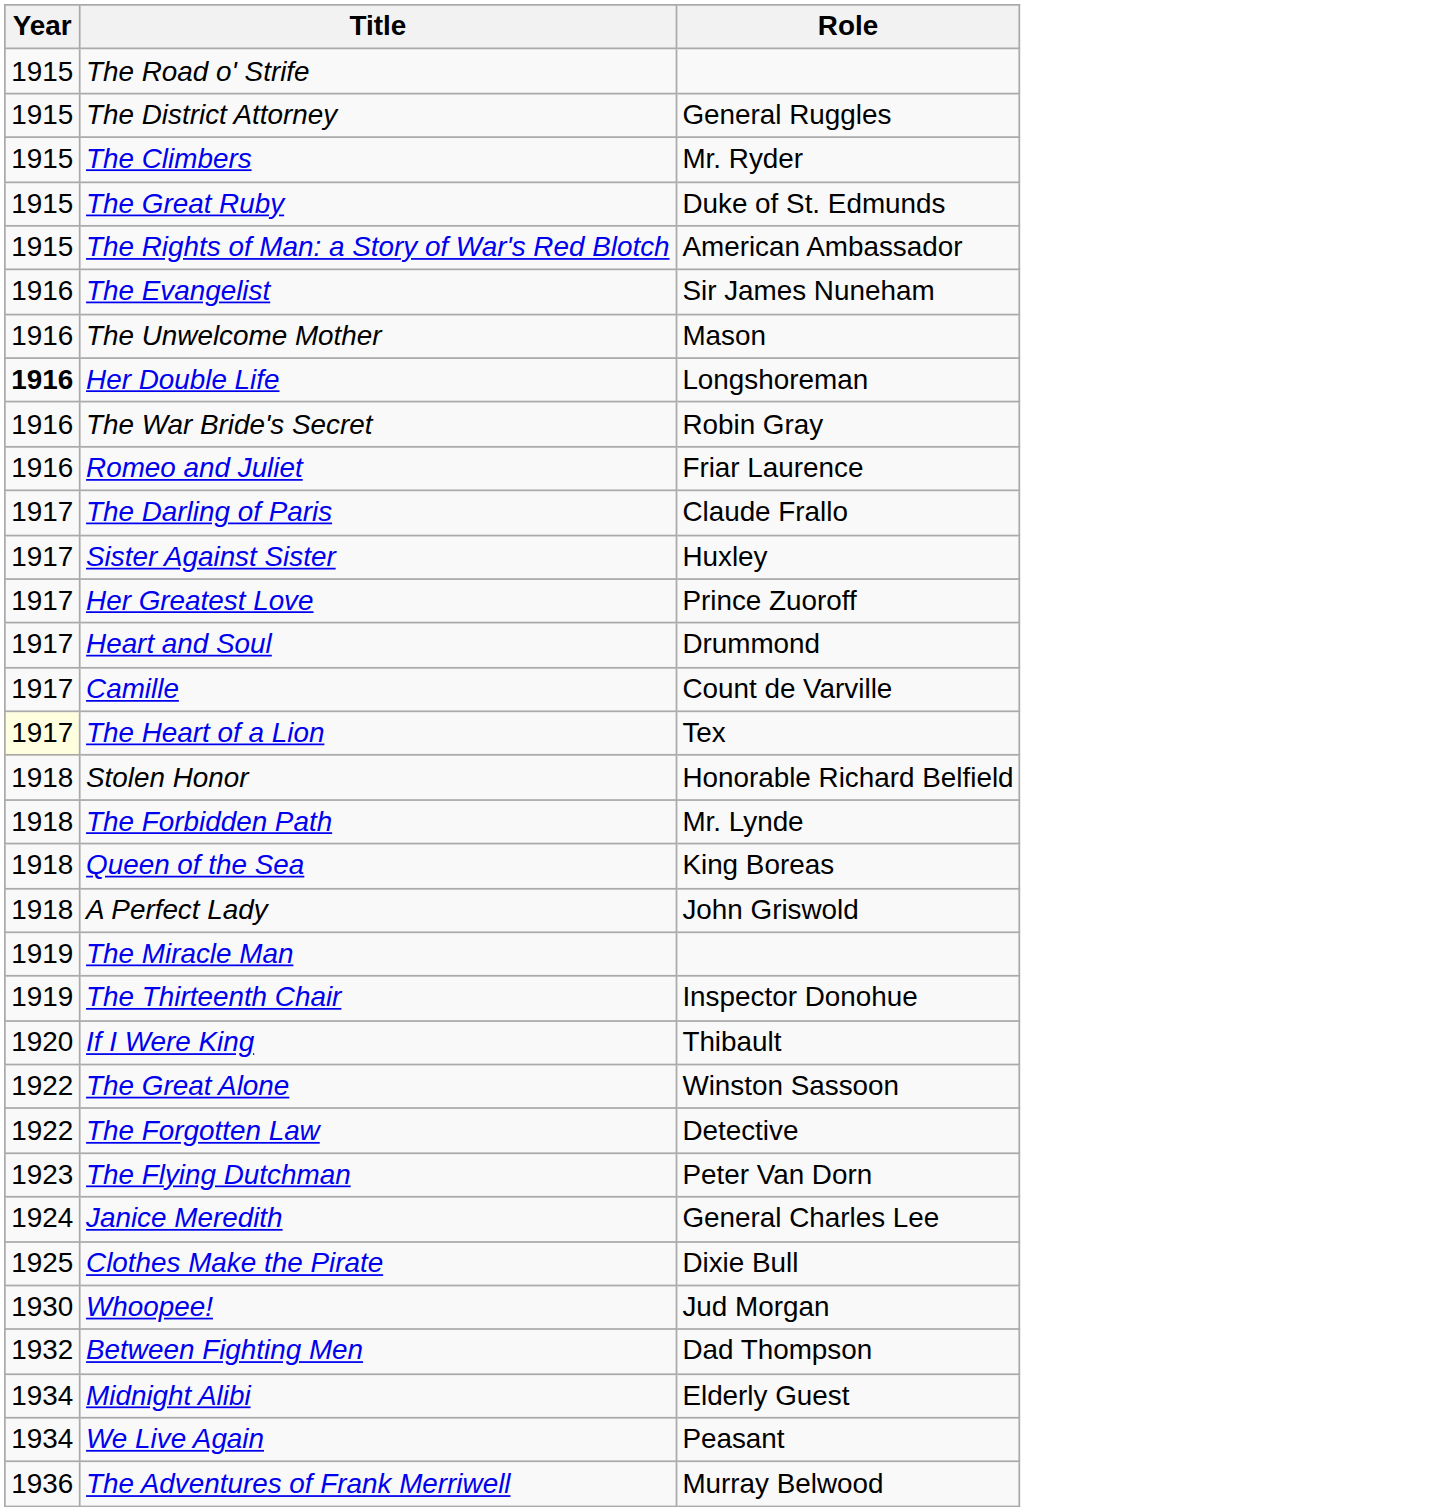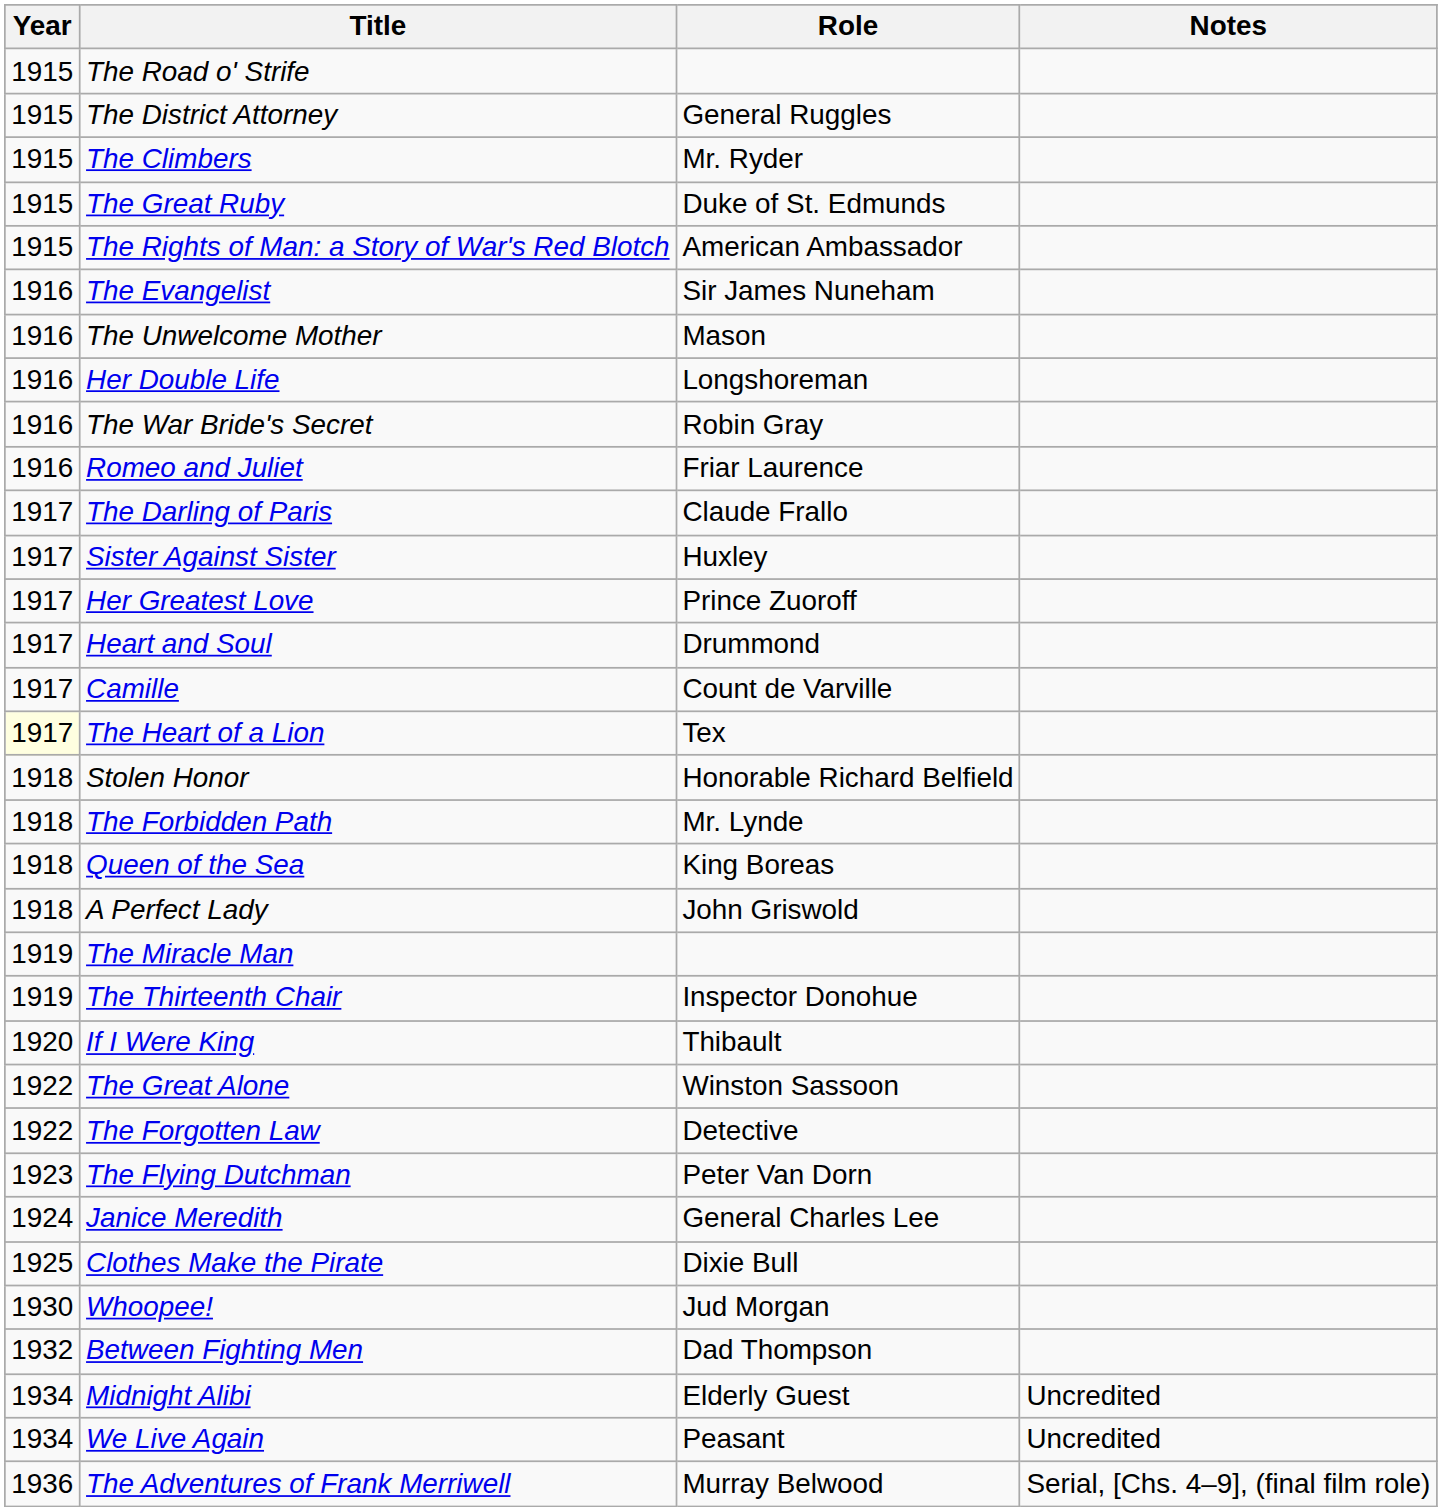+ column: (1228, 26)
(42, 379) bold -> (42, 379) normal
